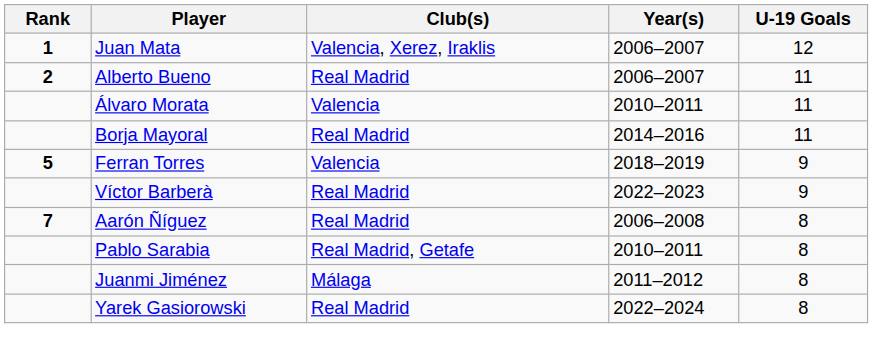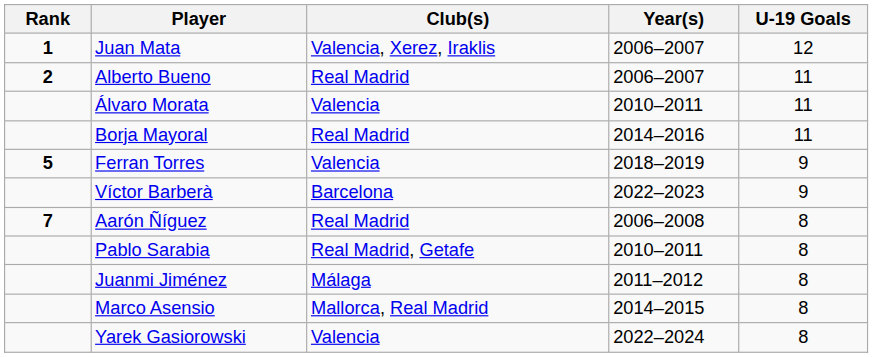(360, 192) Real Madrid -> (352, 192) Barcelona
+ row: (155, 308)
(360, 308) Real Madrid -> (345, 337) Valencia
